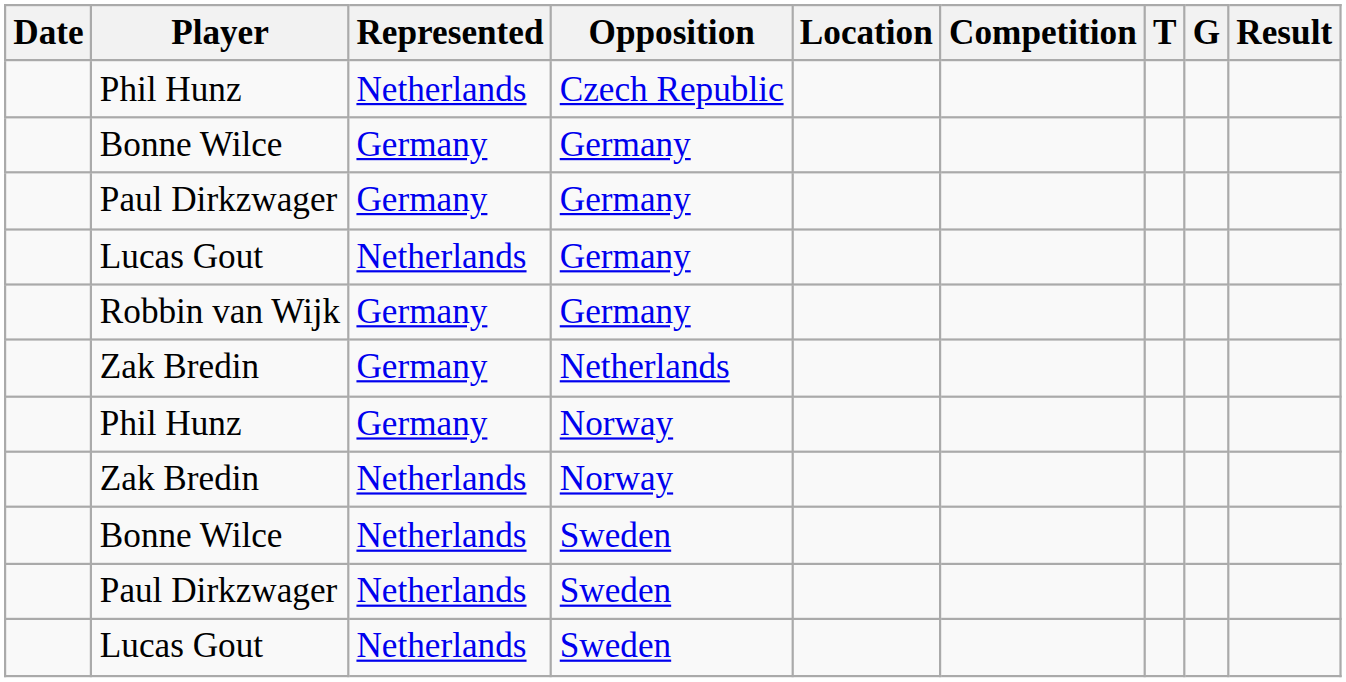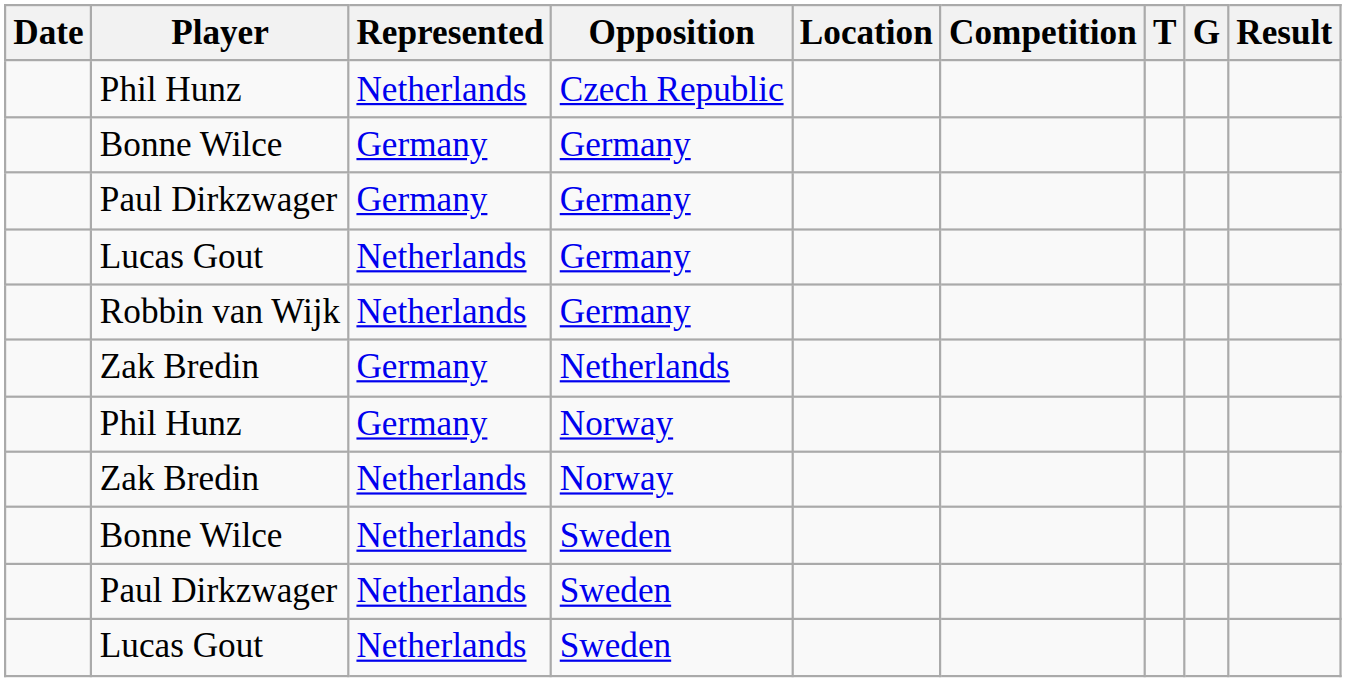(422, 311) Germany -> (441, 311) Netherlands
